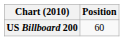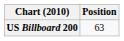(99, 28) 60 -> (99, 28) 63
